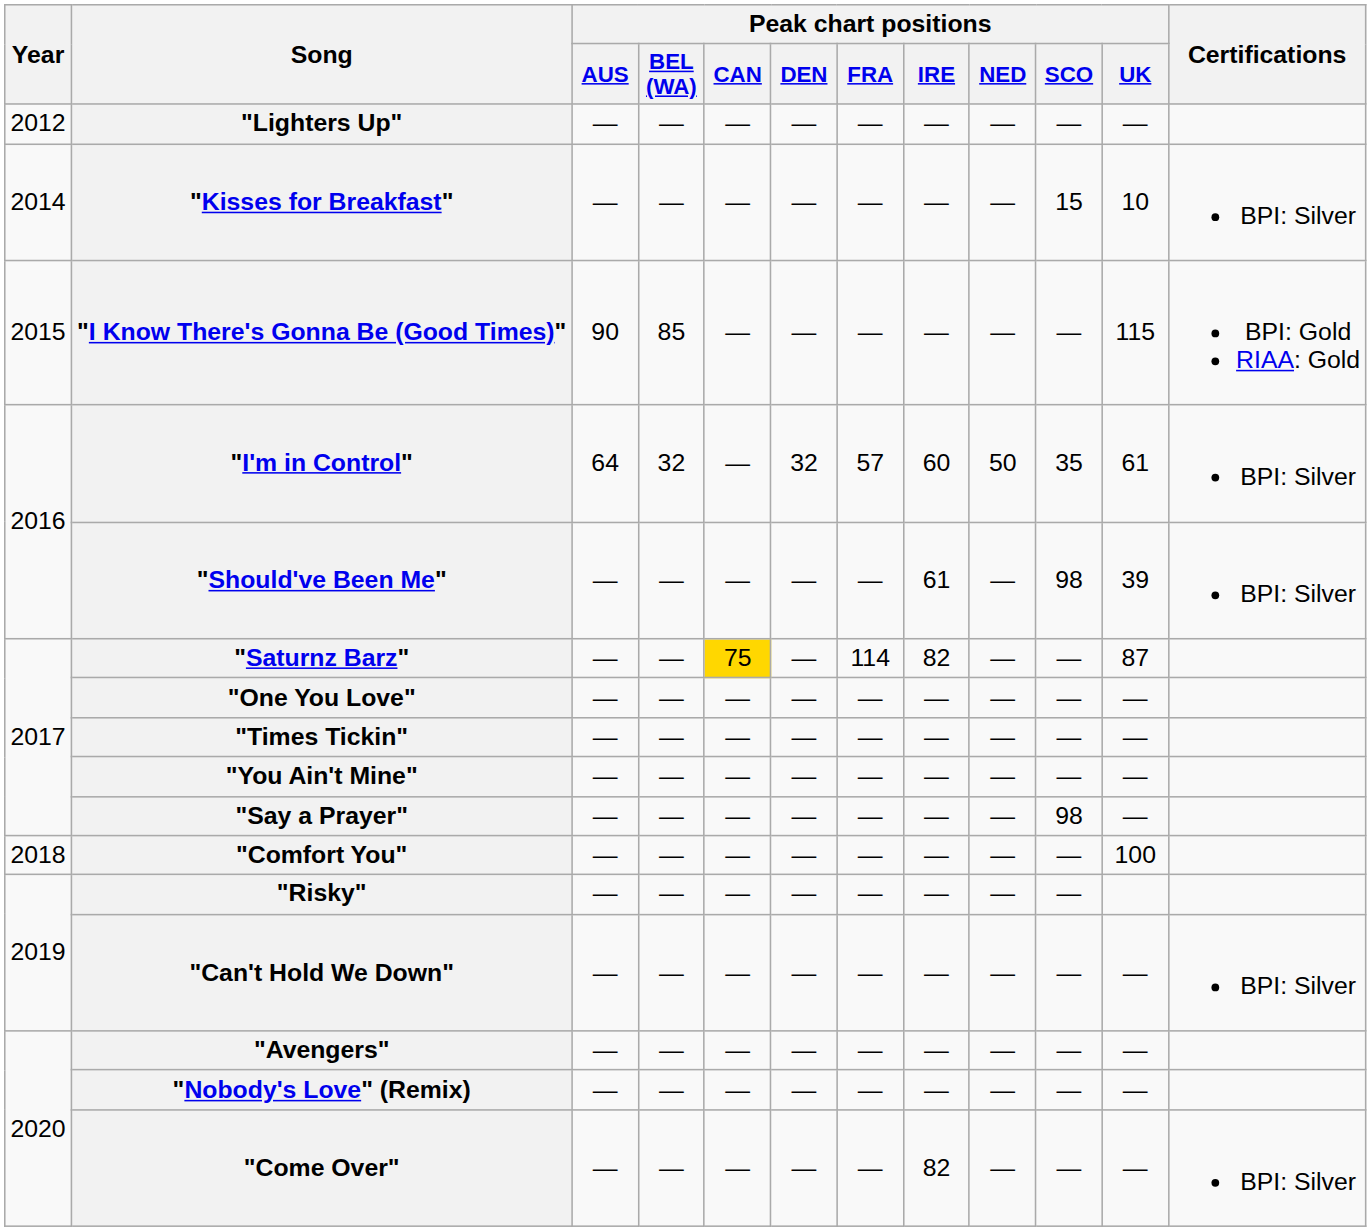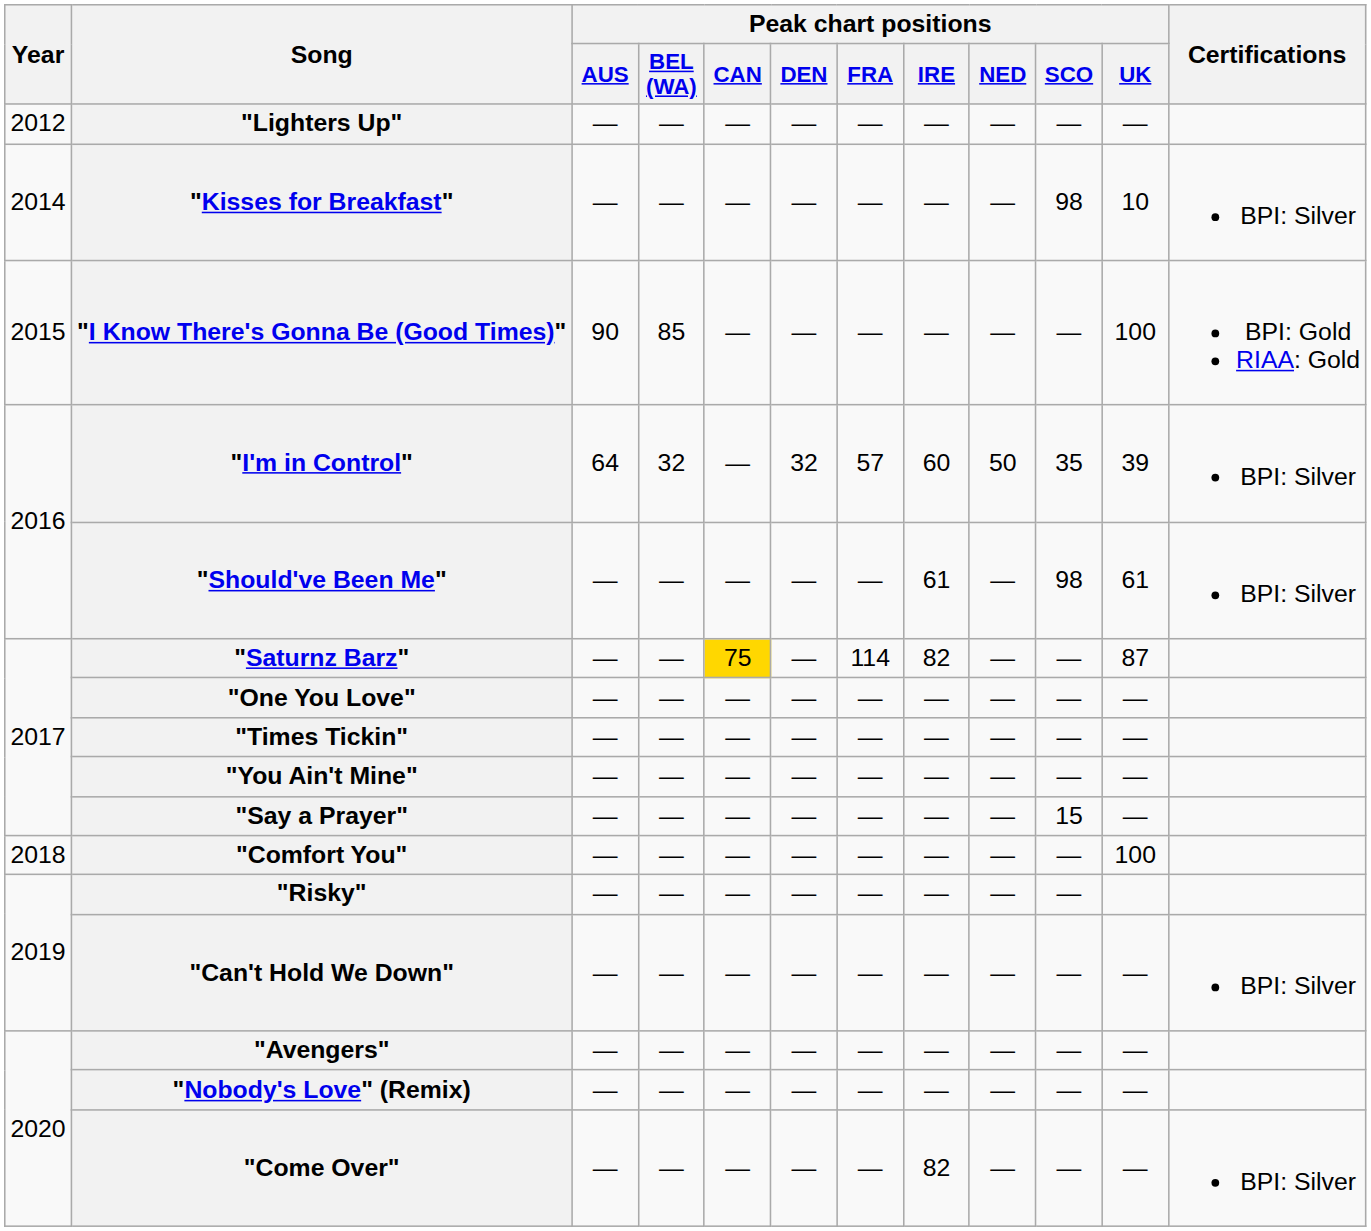(1069, 201) 15 -> (1069, 201) 98
(1135, 332) 115 -> (1135, 332) 100
(1135, 463) 61 -> (1135, 463) 39
(1135, 580) 39 -> (1135, 580) 61
(1069, 815) 98 -> (1069, 815) 15
